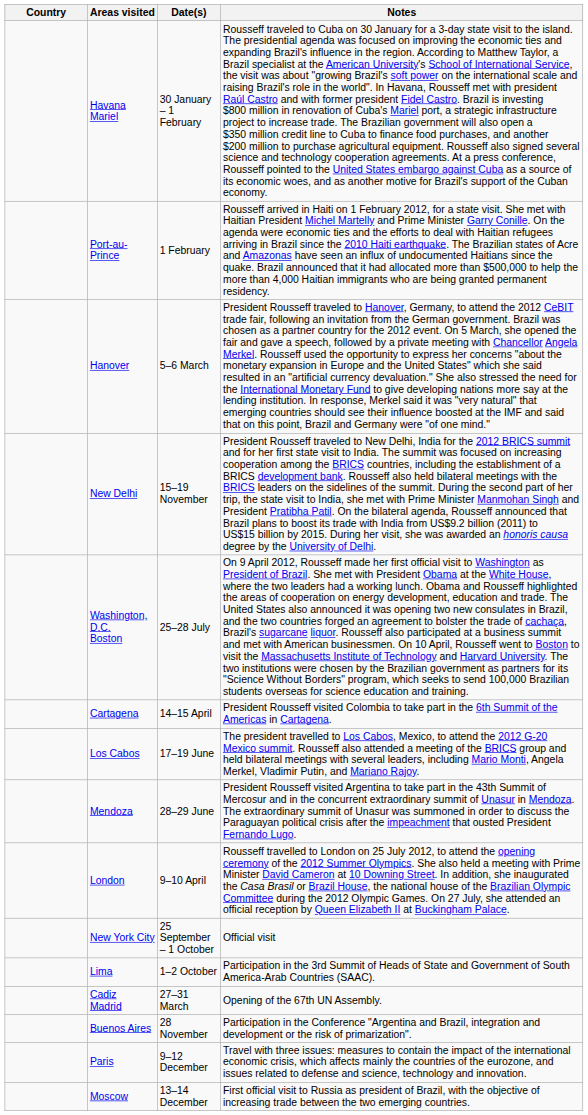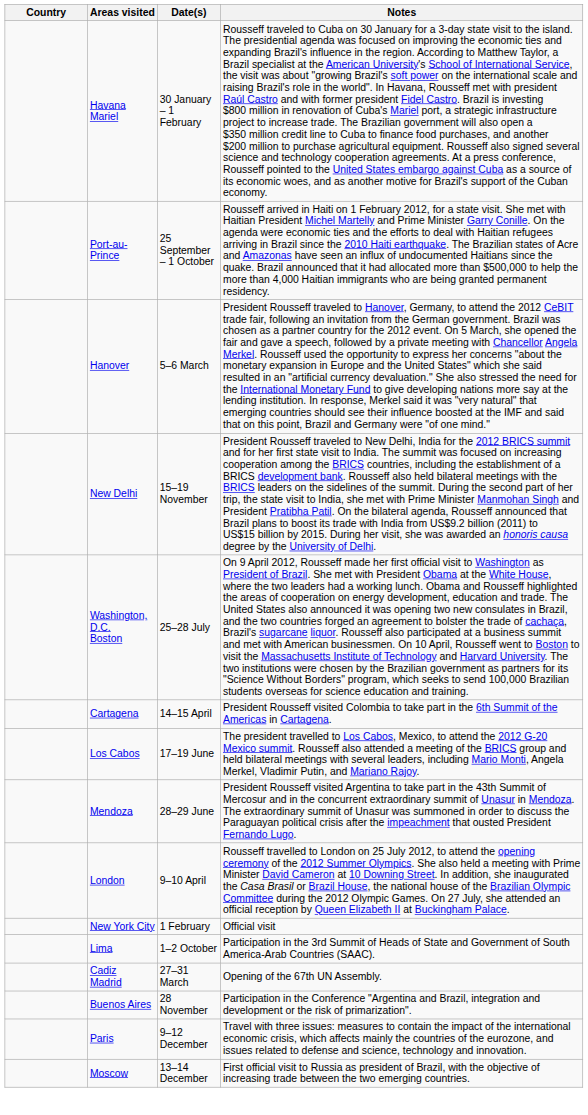(185, 250) 1 February -> (187, 250) 25 September – 1 October
(187, 938) 25 September – 1 October -> (185, 926) 1 February
